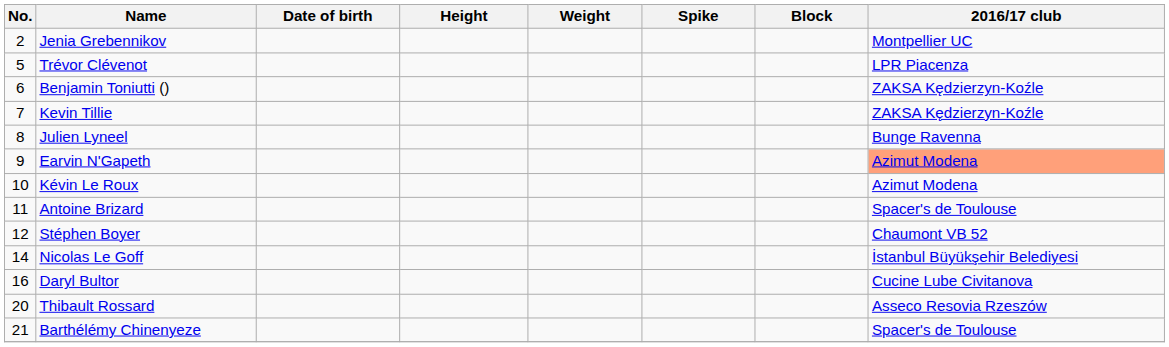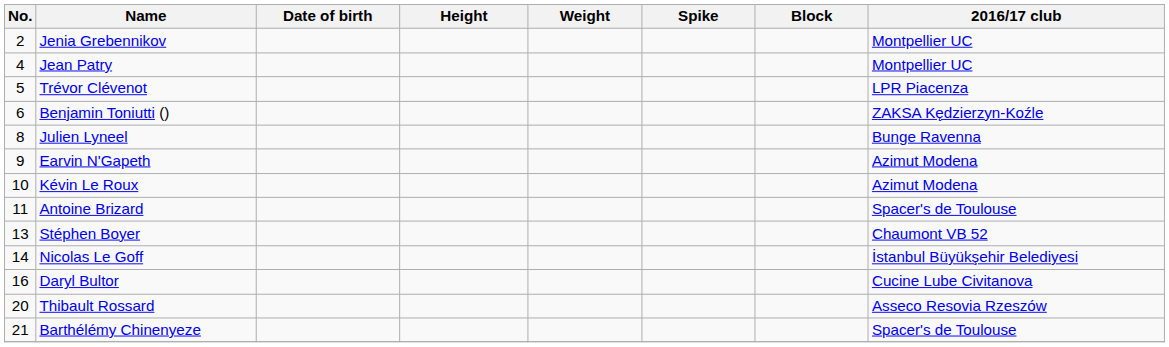+ row: (76, 64)
- row: (76, 112)
(925, 161) lightsalmon background -> (925, 161) no background
(20, 233) 12 -> (20, 233) 13
